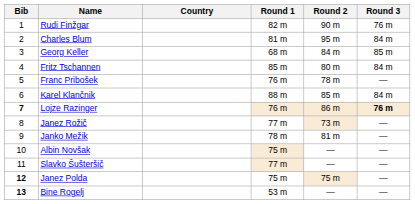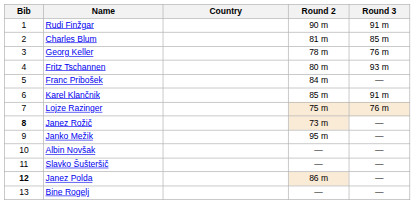- column: (278, 11)
(383, 25) 76 m -> (379, 25) 91 m
(330, 39) 95 m -> (319, 39) 81 m
(383, 39) 84 m -> (379, 39) 85 m
(330, 53) 84 m -> (319, 53) 78 m
(383, 53) 85 m -> (379, 53) 76 m
(383, 67) 84 m -> (379, 67) 93 m
(330, 80) 78 m -> (319, 80) 84 m
(383, 94) 84 m -> (379, 94) 91 m
(21, 108) bold -> (24, 108) normal
(330, 108) 86 m -> (319, 108) 75 m
(383, 108) bold -> (379, 108) normal
(21, 122) normal -> (24, 122) bold
(330, 136) 81 m -> (319, 136) 95 m
(330, 178) 75 m -> (319, 178) 86 m
(21, 192) bold -> (24, 192) normal
